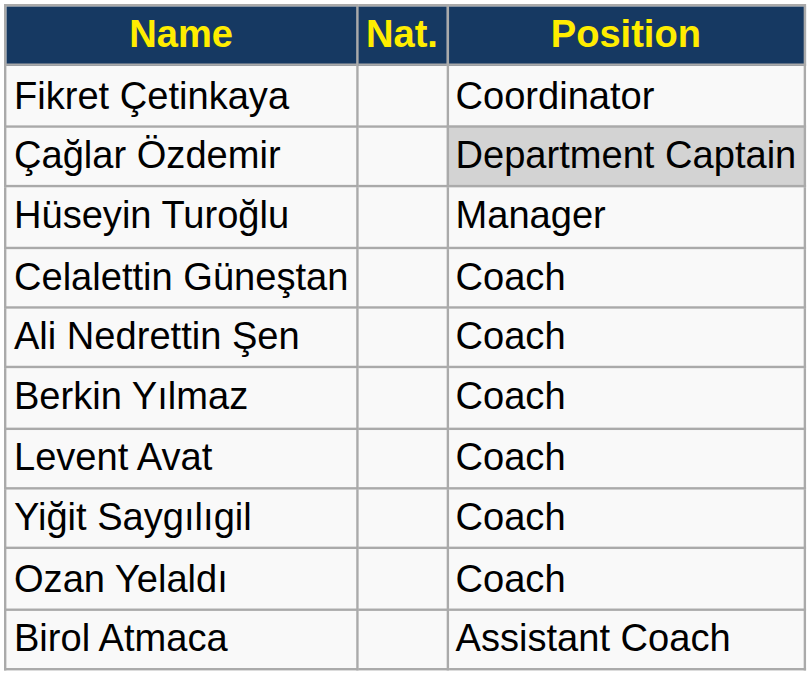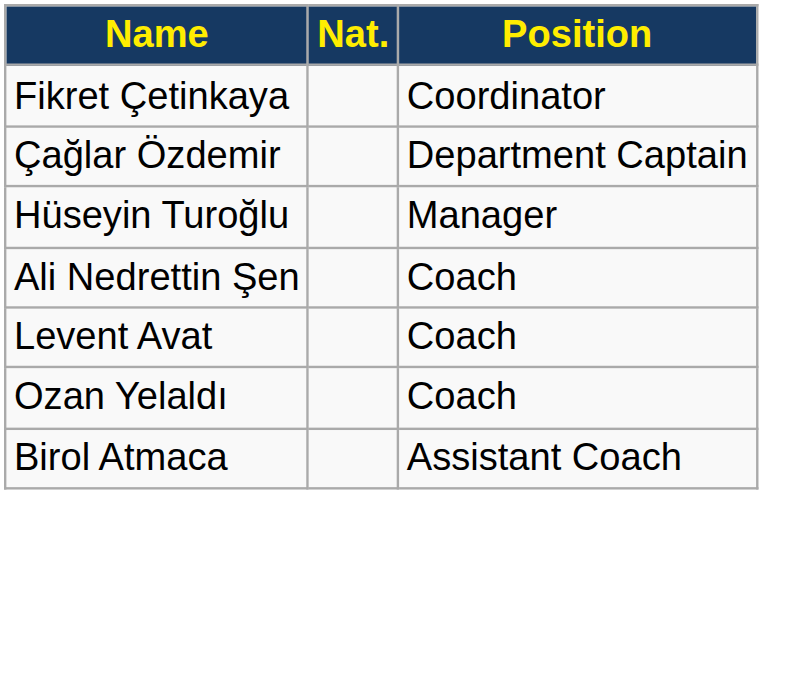(626, 155) lightgrey background -> (577, 155) no background
- row: (181, 276)
- row: (131, 397)
- row: (133, 517)
